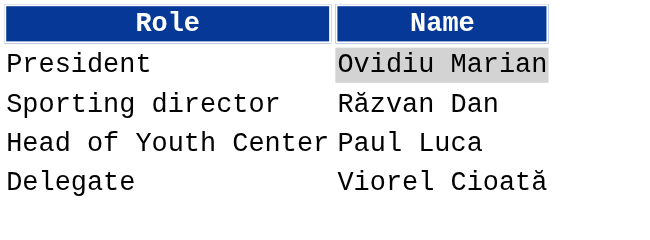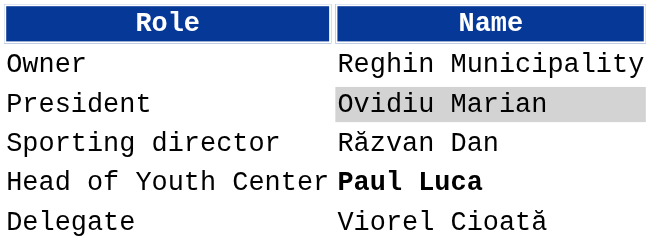+ row: (47, 65)
(410, 144) normal -> (410, 183) bold
